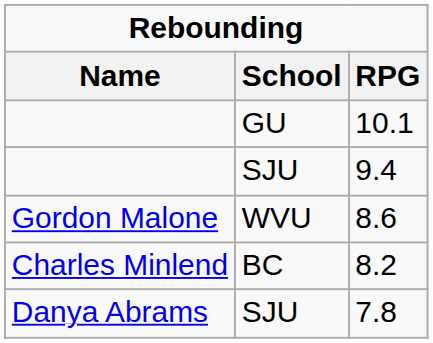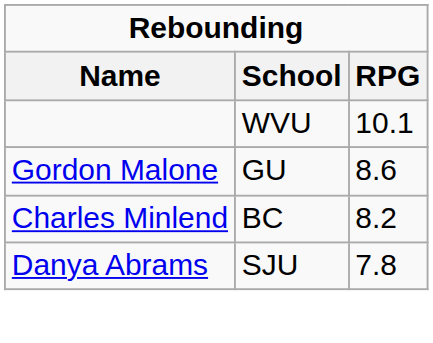(264, 123) GU -> (277, 123) WVU
- row: (376, 170)
(277, 218) WVU -> (264, 170) GU
